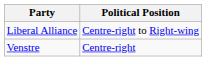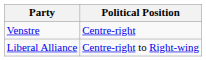rows swapped: (42, 30) <-> (23, 47)
